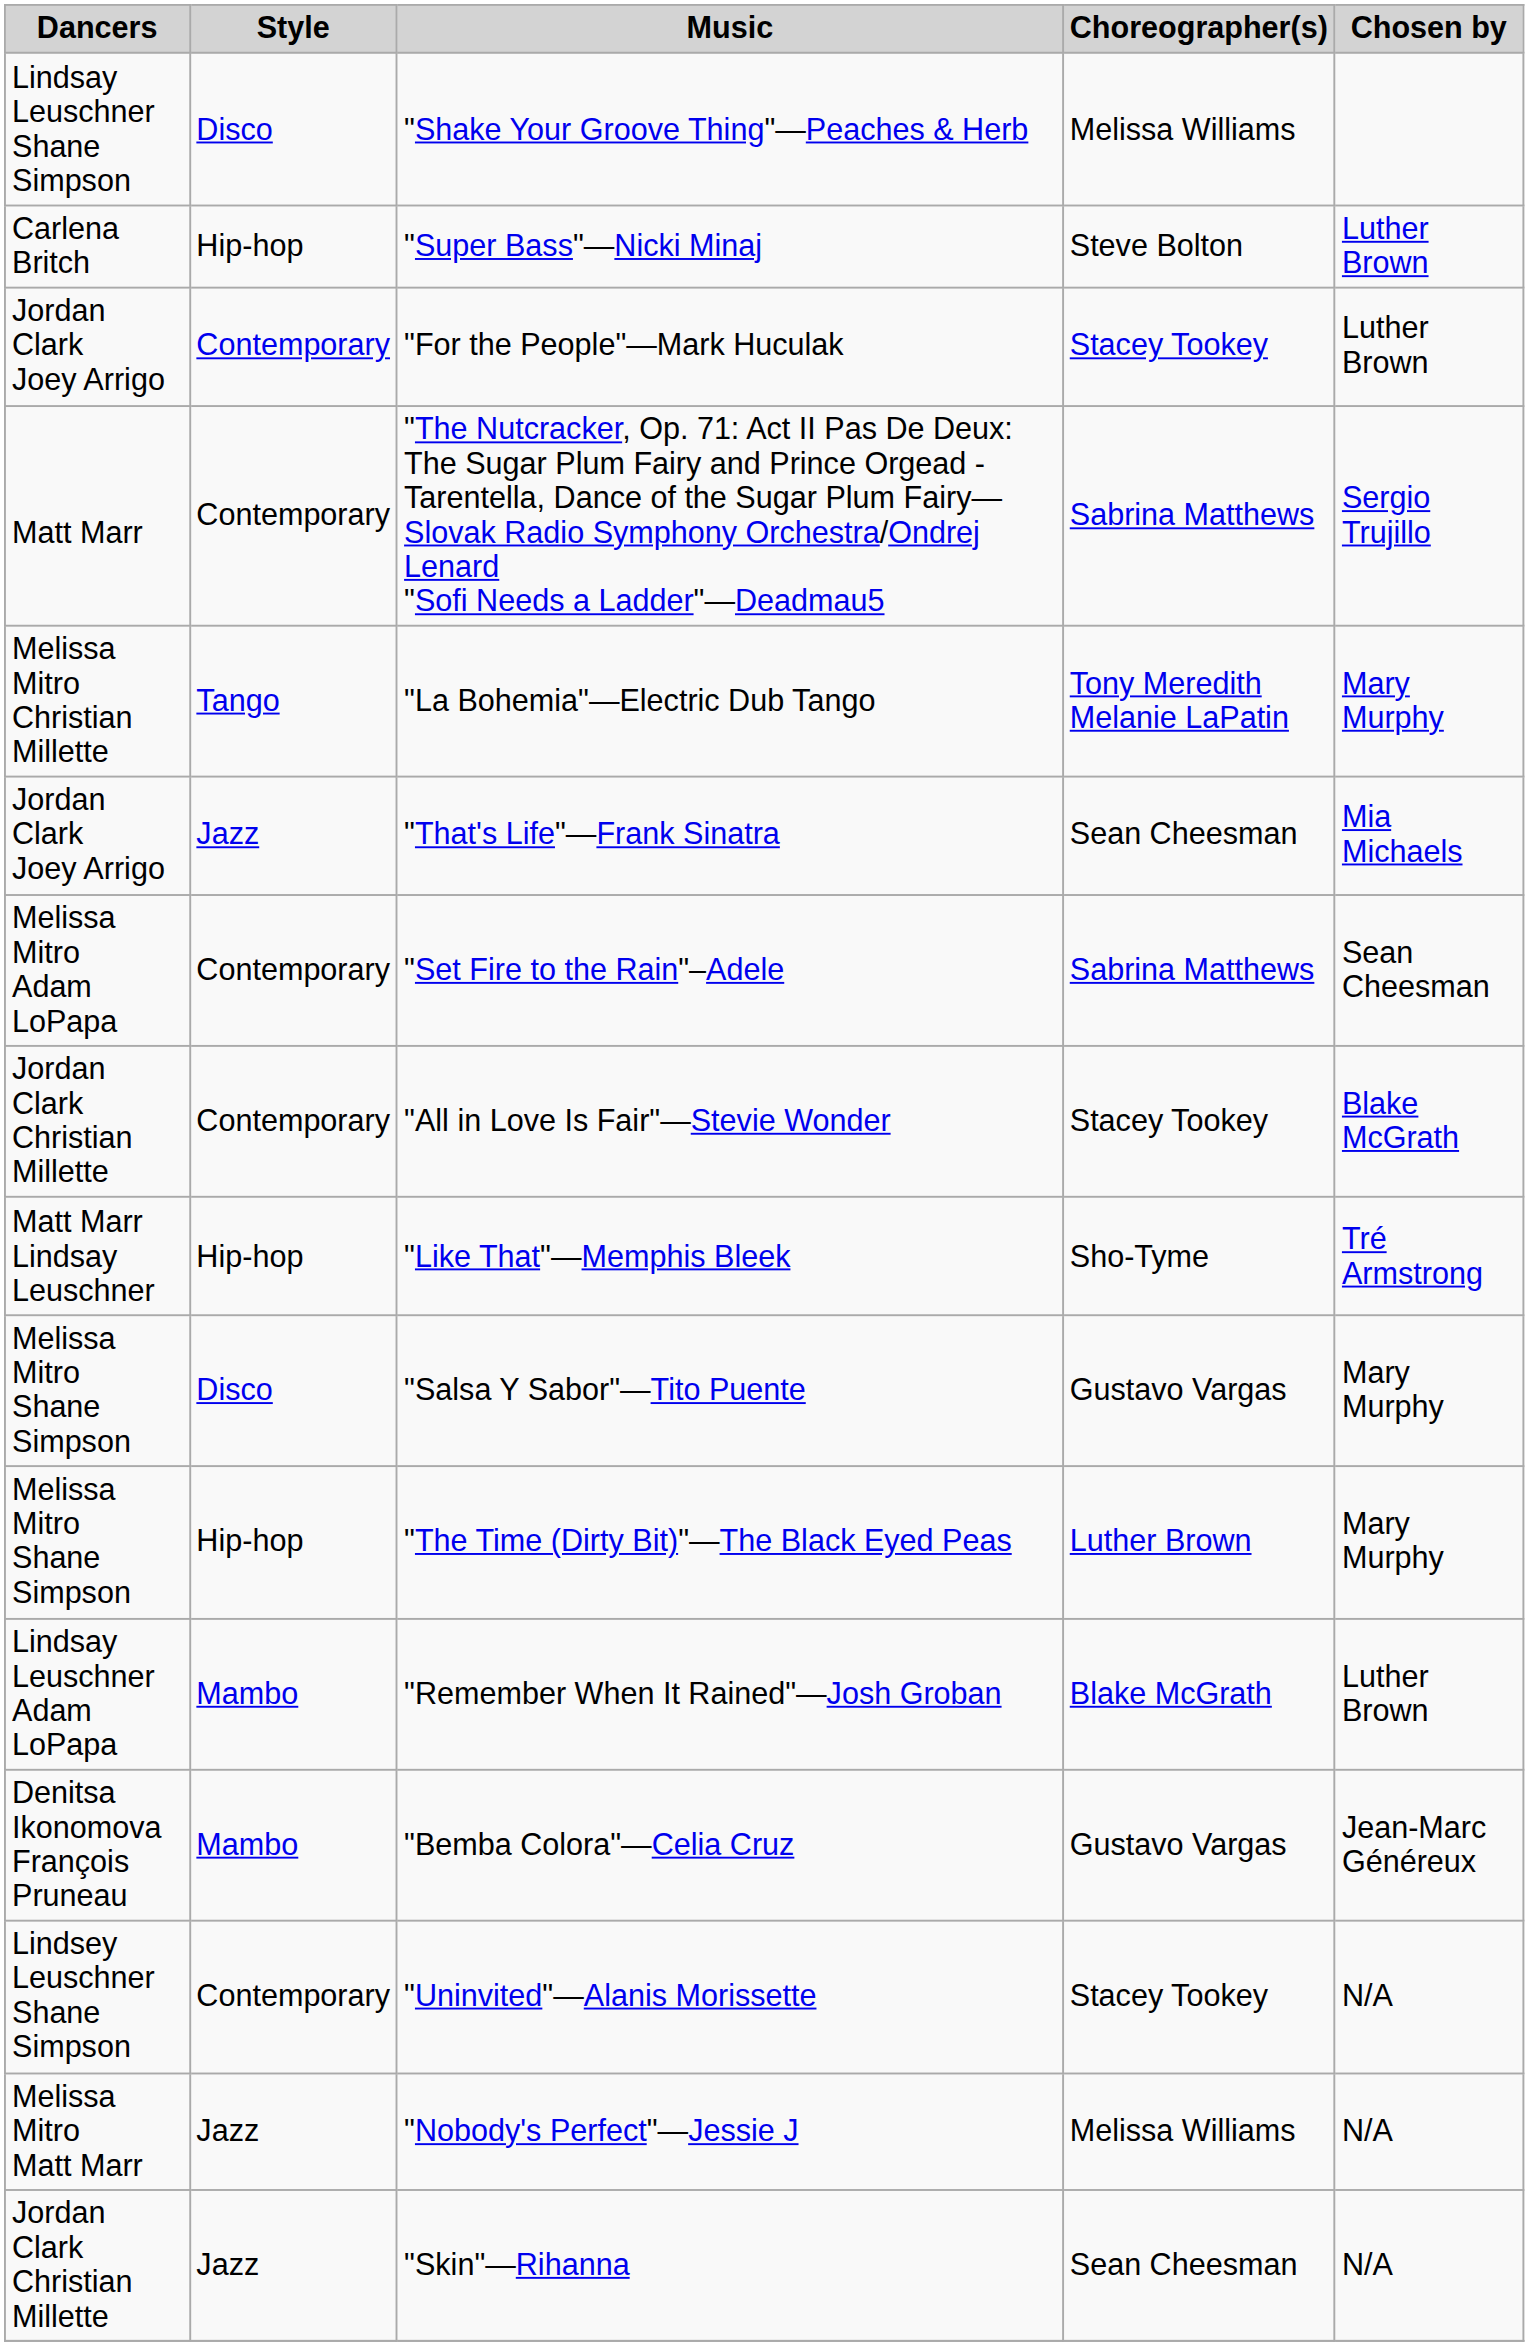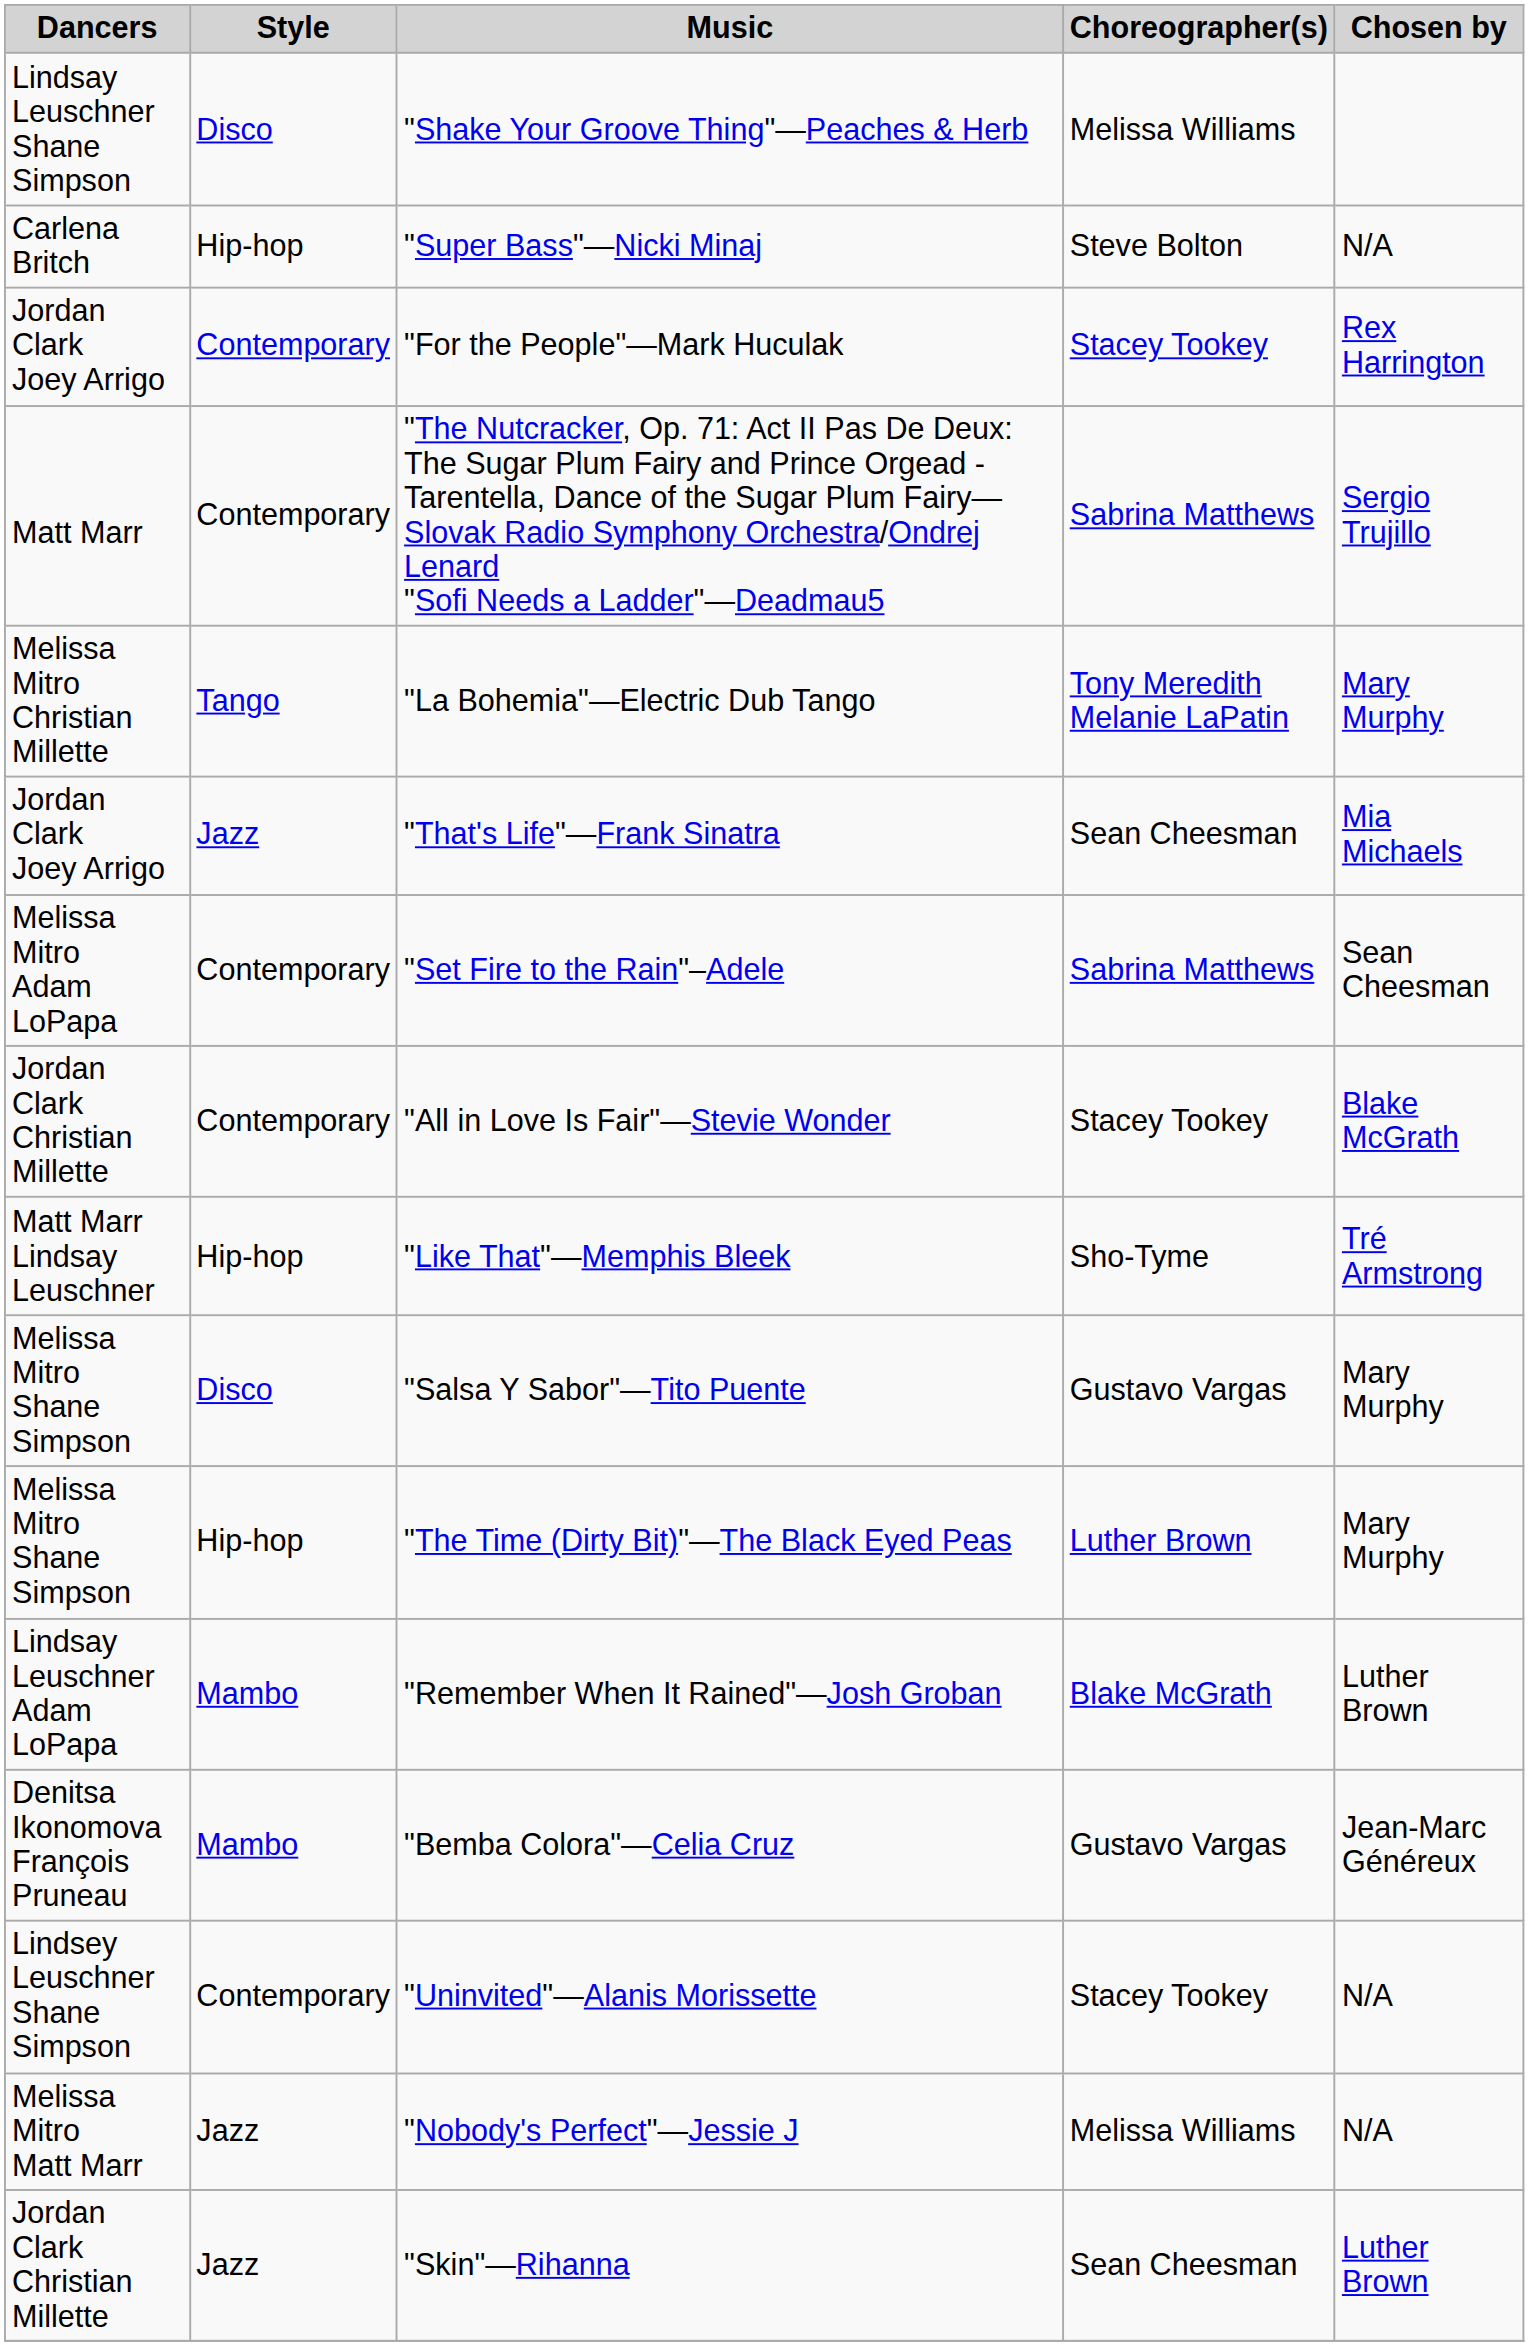(1385, 245) Luther Brown -> (1367, 245) N/A
(1385, 346) Luther Brown -> (1413, 346) Rex Harrington
(1367, 2265) N/A -> (1385, 2265) Luther Brown
